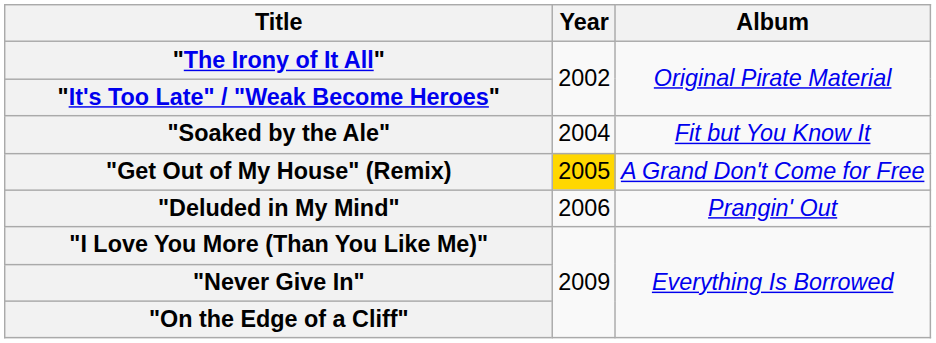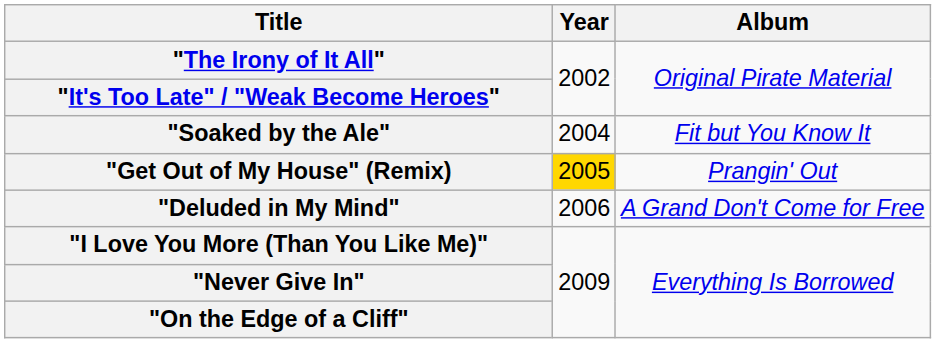(773, 171) A Grand Don't Come for Free -> (773, 171) Prangin' Out
(773, 208) Prangin' Out -> (773, 208) A Grand Don't Come for Free
